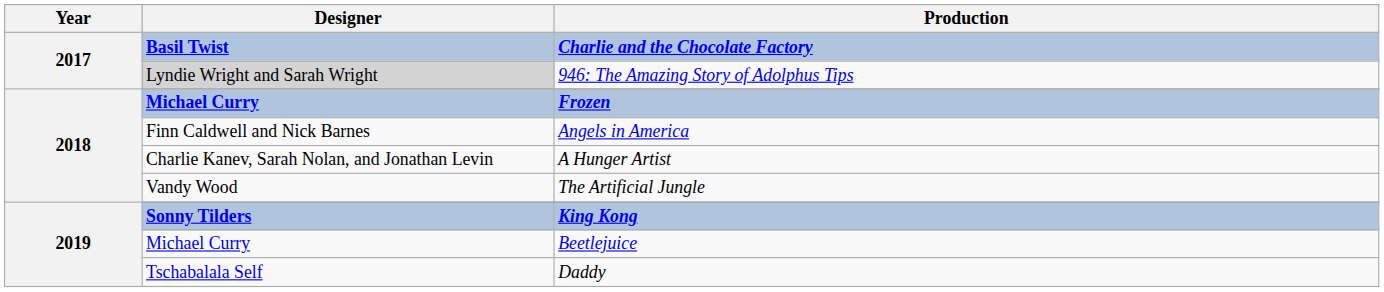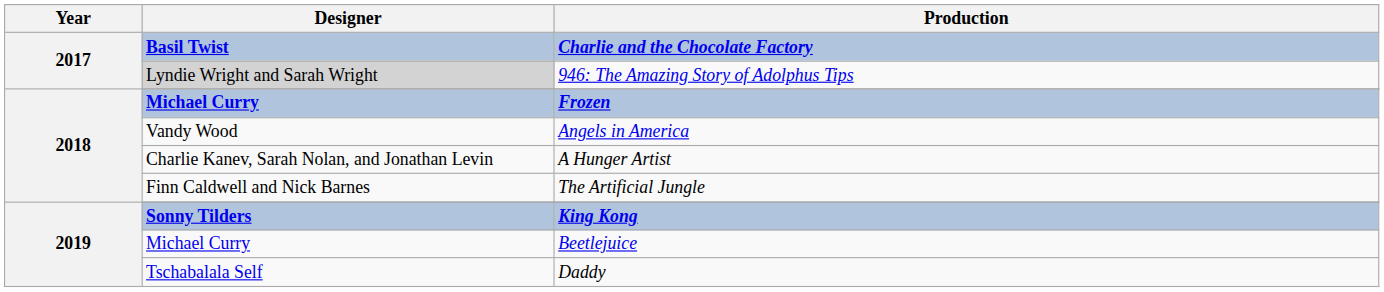(258, 131) Finn Caldwell and Nick Barnes -> (192, 131) Vandy Wood
(192, 187) Vandy Wood -> (258, 187) Finn Caldwell and Nick Barnes
